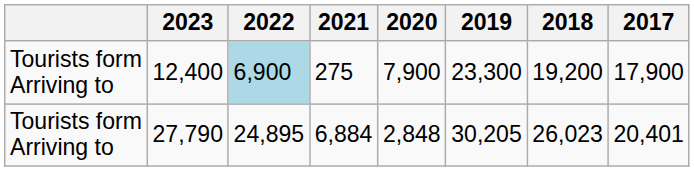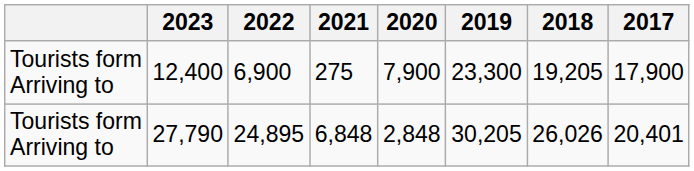(262, 72) lightblue background -> (262, 72) no background
(568, 72) 19,200 -> (568, 72) 19,205
(344, 134) 6,884 -> (344, 134) 6,848
(568, 134) 26,023 -> (568, 134) 26,026
